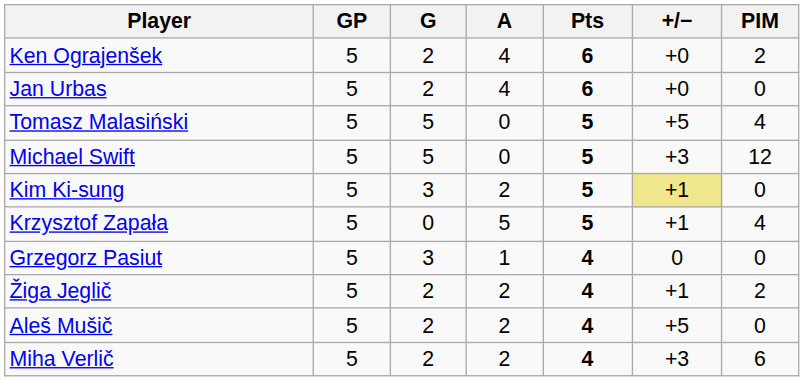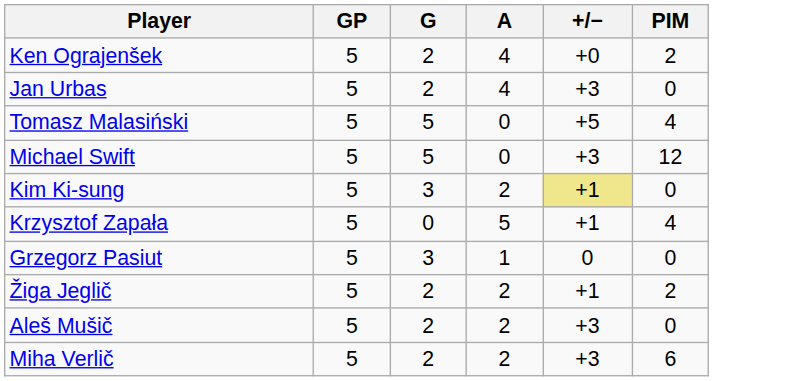- column: (587, 21)
(677, 88) +0 -> (587, 88) +3
(677, 325) +5 -> (587, 325) +3
